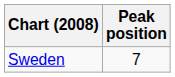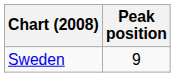(136, 59) 7 -> (136, 59) 9
